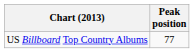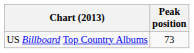(169, 39) 77 -> (169, 39) 73
